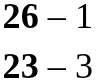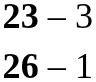rows swapped: (48, 66) <-> (48, 16)
